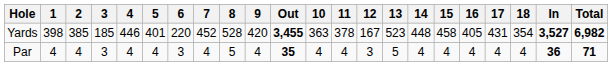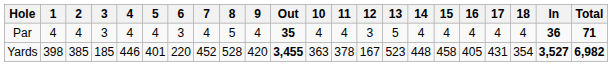rows swapped: (22, 33) <-> (22, 52)
